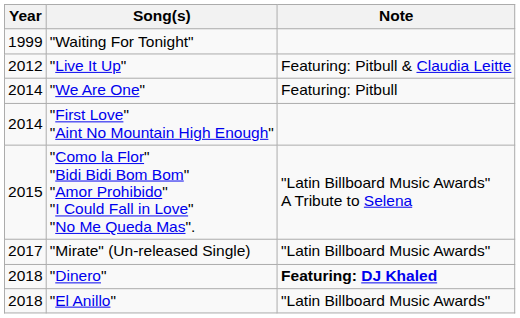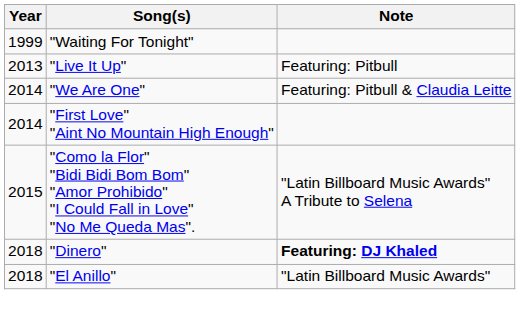(25, 66) 2012 -> (25, 66) 2013
(396, 66) Featuring: Pitbull & Claudia Leitte -> (339, 66) Featuring: Pitbull
(339, 90) Featuring: Pitbull -> (396, 90) Featuring: Pitbull & Claudia Leitte
- row: (150, 251)
